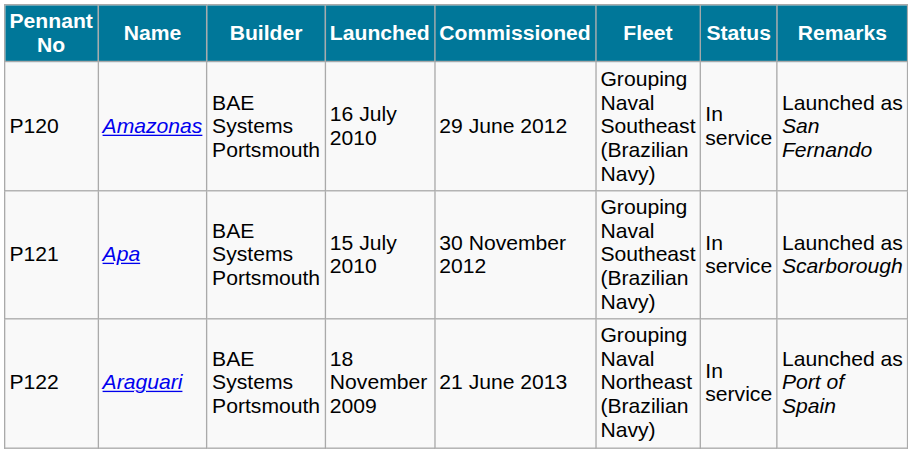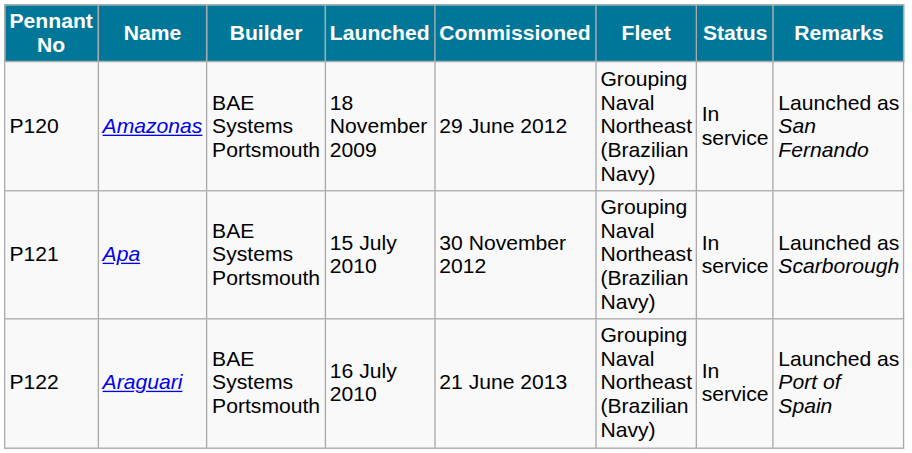(363, 126) 16 July 2010 -> (379, 126) 18 November 2009
(648, 126) Grouping Naval Southeast (Brazilian Navy) -> (646, 126) Grouping Naval Northeast (Brazilian Navy)
(648, 254) Grouping Naval Southeast (Brazilian Navy) -> (646, 254) Grouping Naval Northeast (Brazilian Navy)
(379, 383) 18 November 2009 -> (363, 383) 16 July 2010
